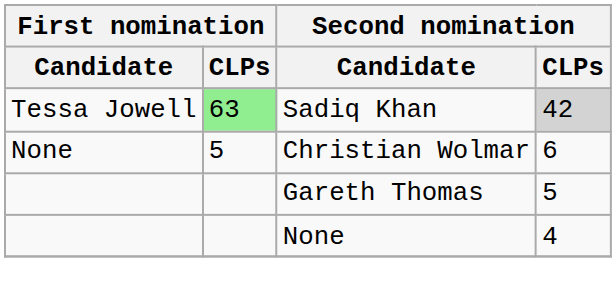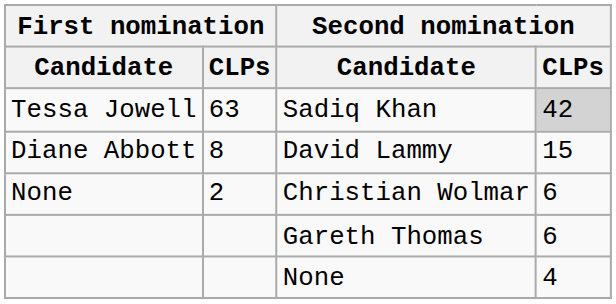(224, 110) lightgreen background -> (224, 110) no background
+ row: (368, 152)
(216, 152) 5 -> (216, 194) 2
(550, 194) 5 -> (550, 236) 6
